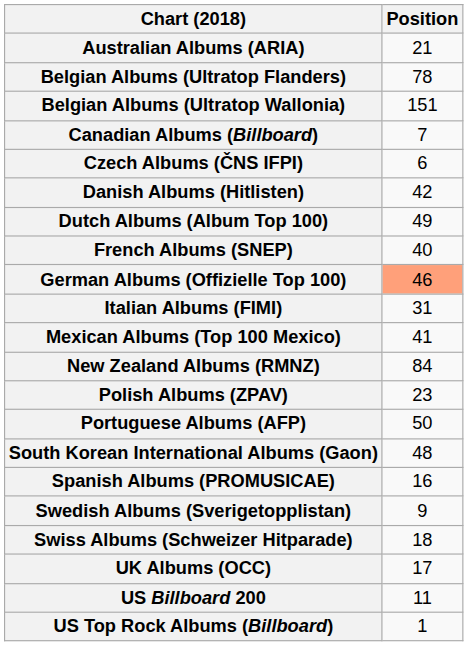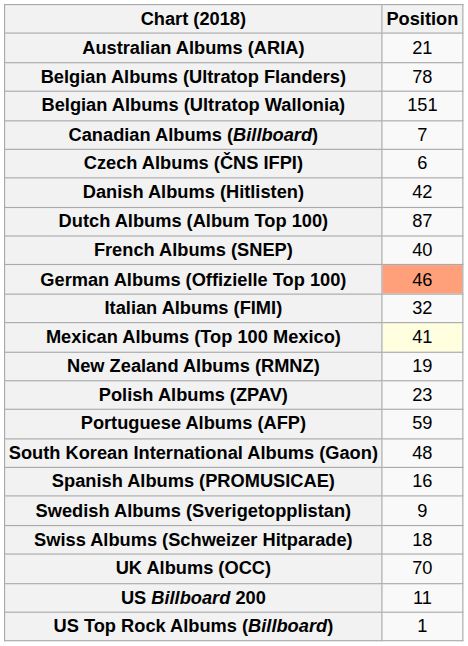(422, 221) 49 -> (422, 221) 87
(422, 308) 31 -> (422, 308) 32
(422, 337) no background -> (422, 337) lightyellow background
(422, 366) 84 -> (422, 366) 19
(422, 423) 50 -> (422, 423) 59
(422, 568) 17 -> (422, 568) 70
